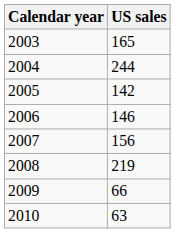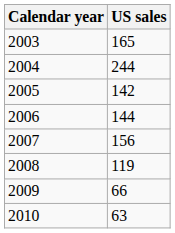(123, 116) 146 -> (123, 116) 144
(123, 166) 219 -> (123, 166) 119
